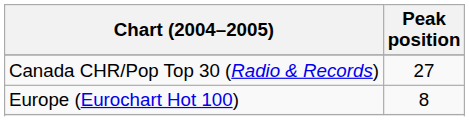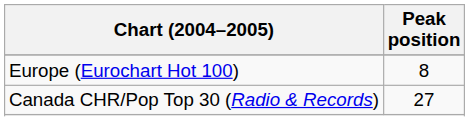rows swapped: (194, 70) <-> (124, 99)
